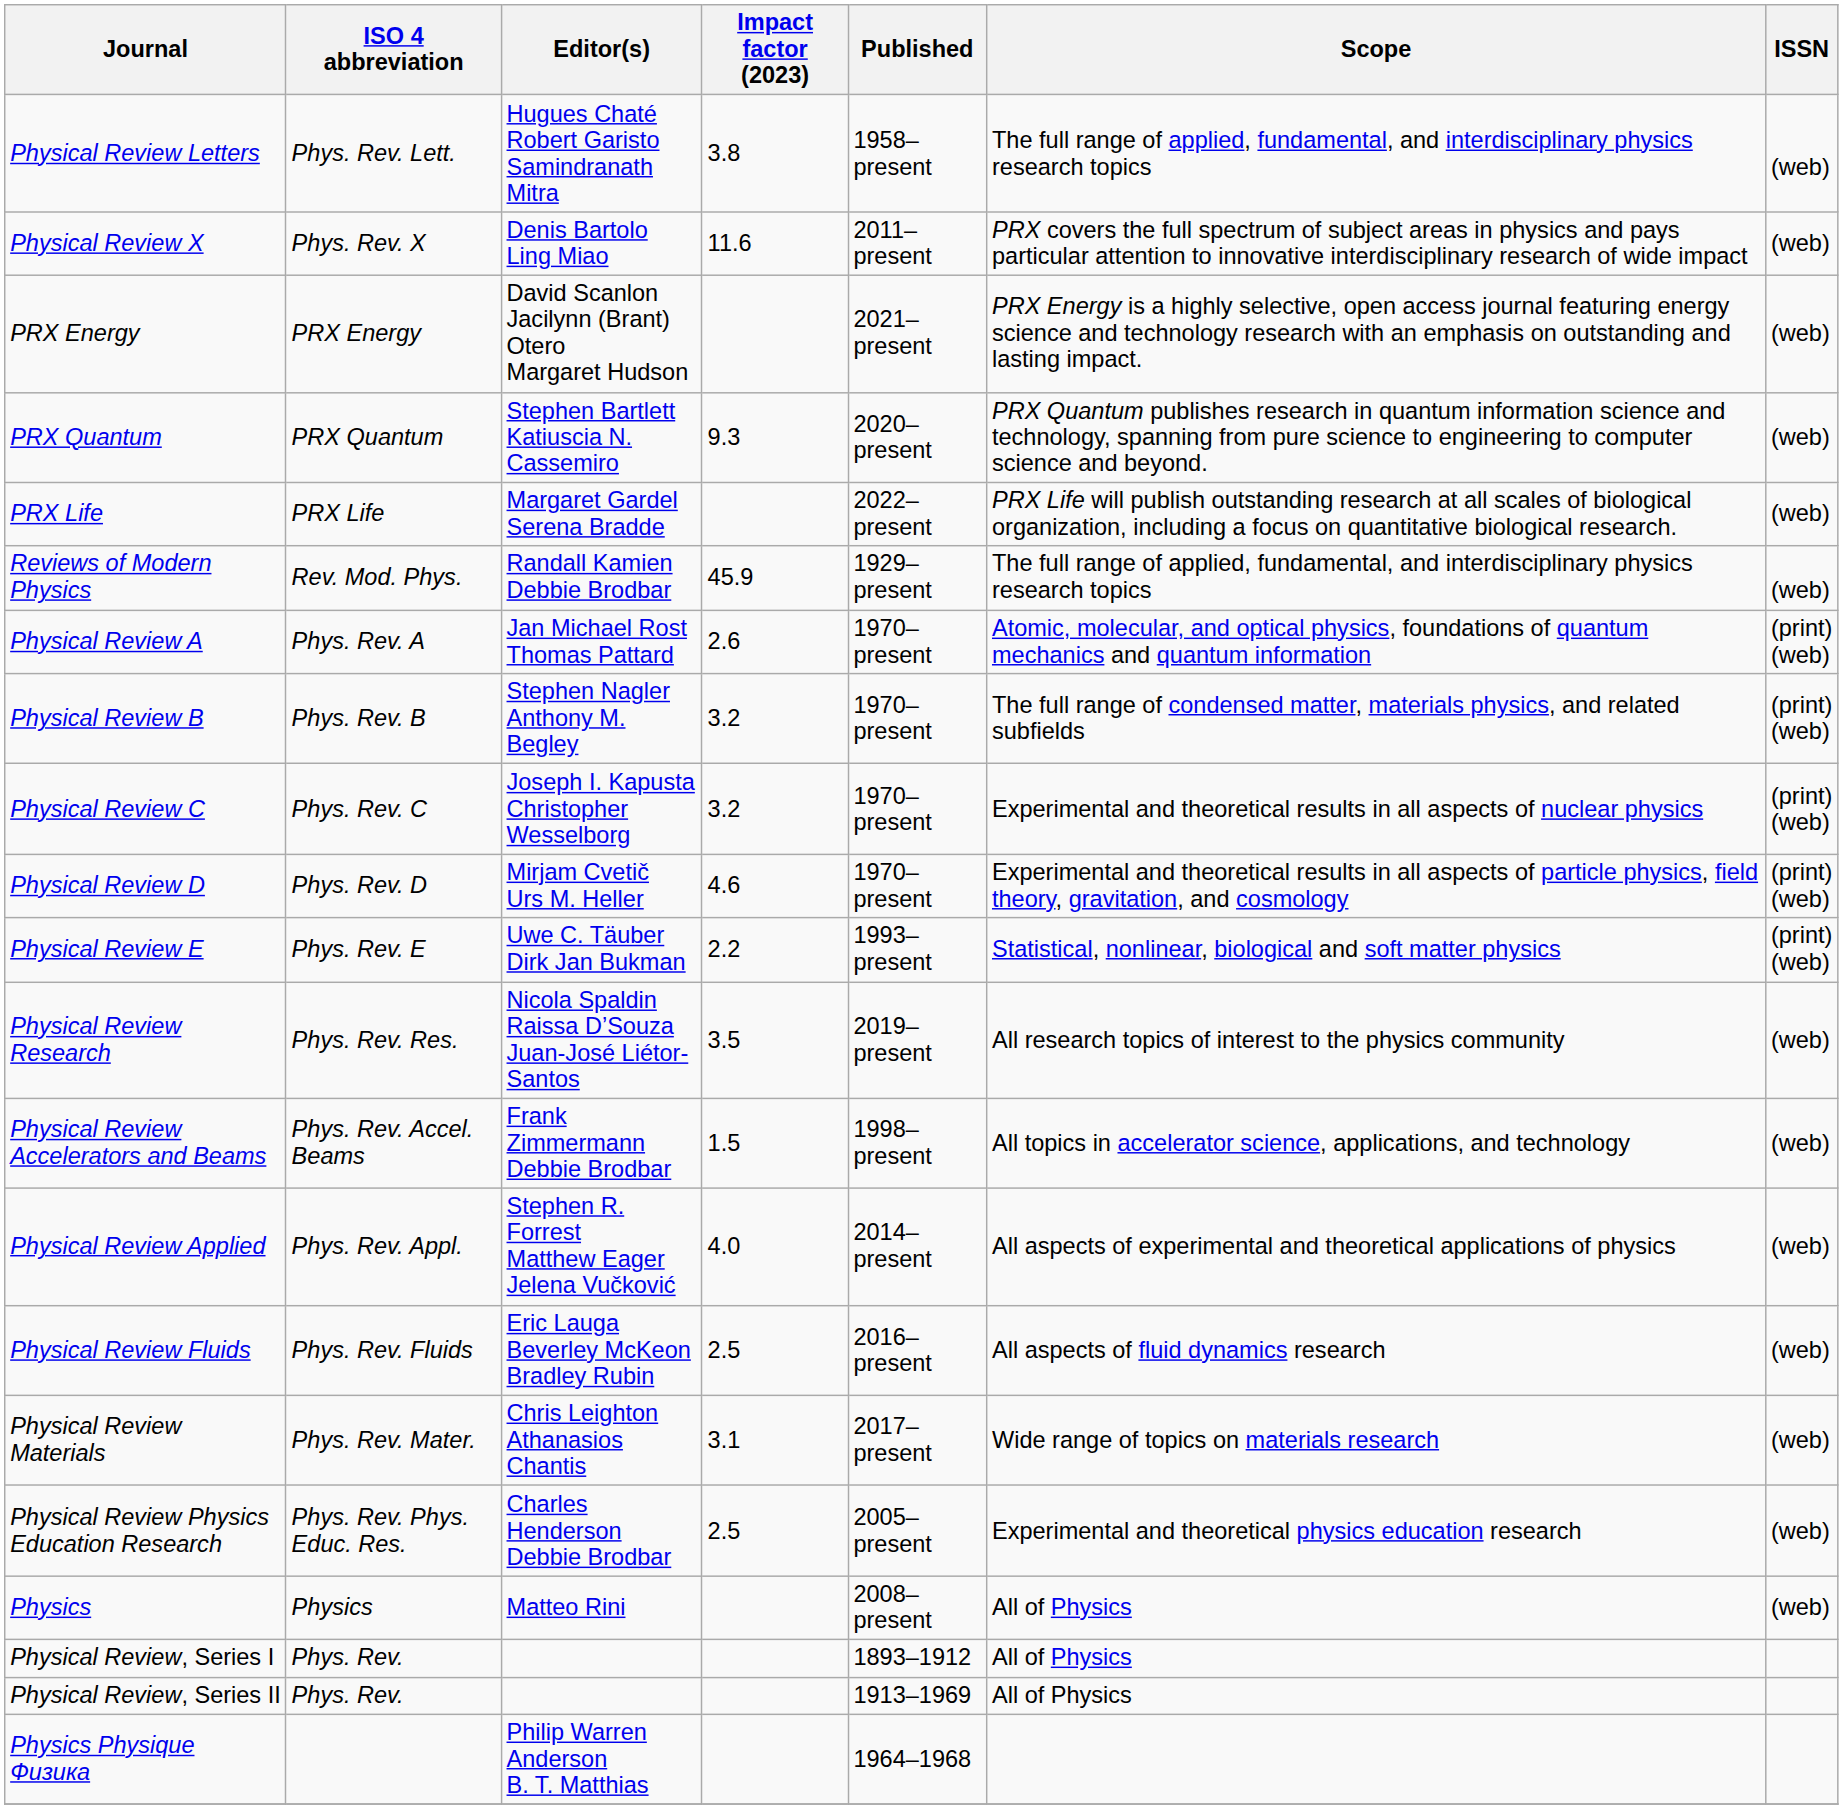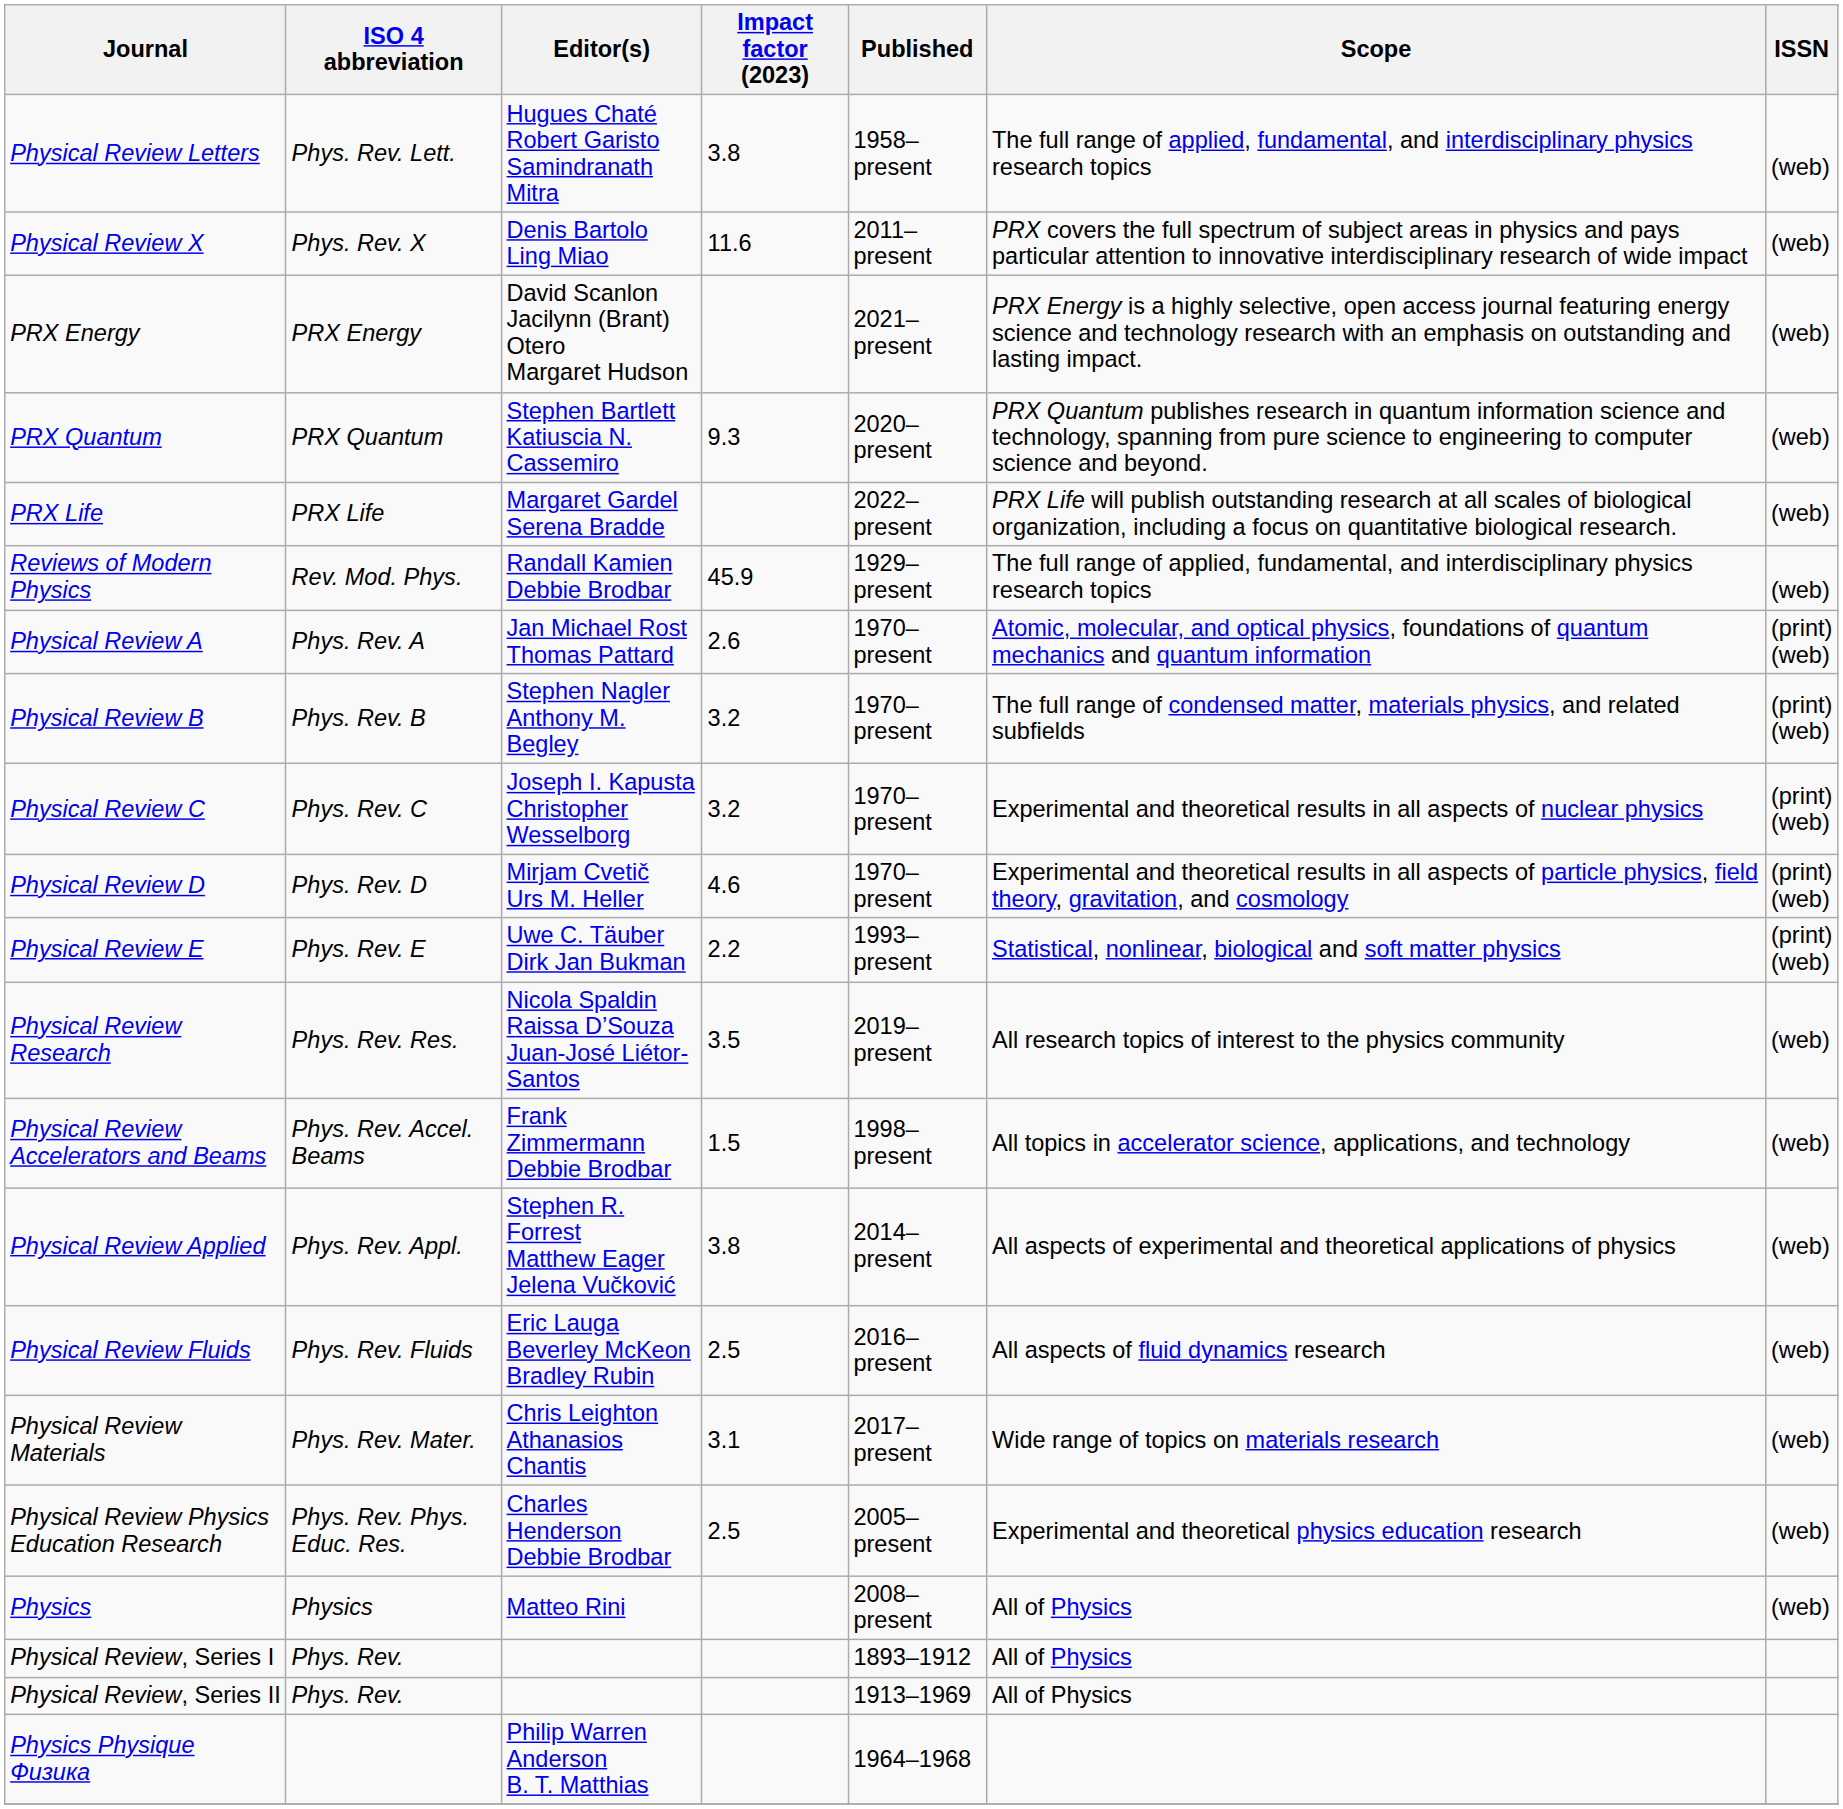(724, 1246) 4.0 -> (724, 1246) 3.8
